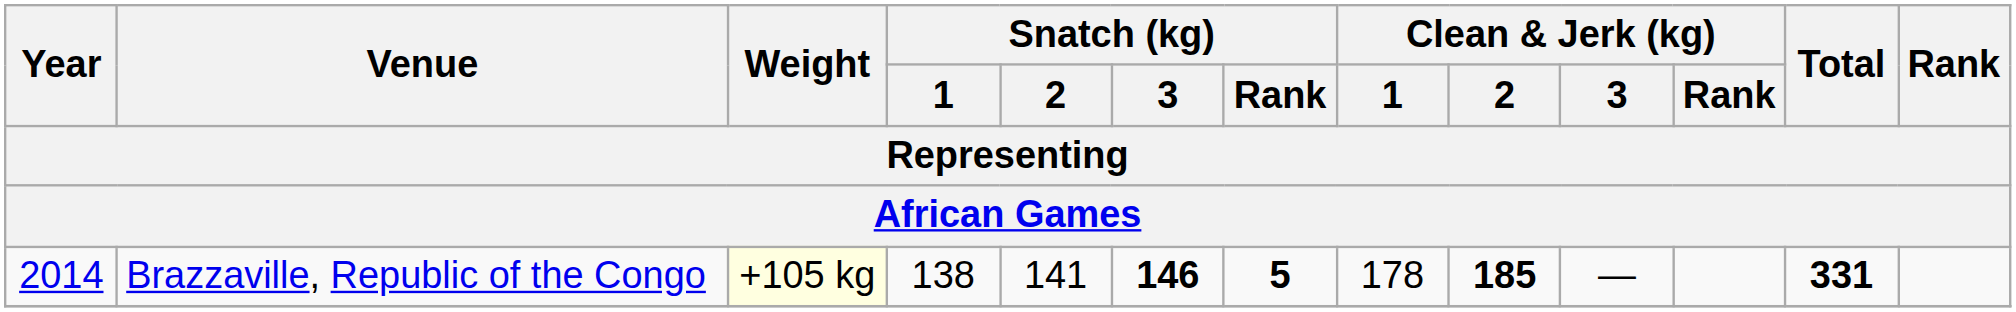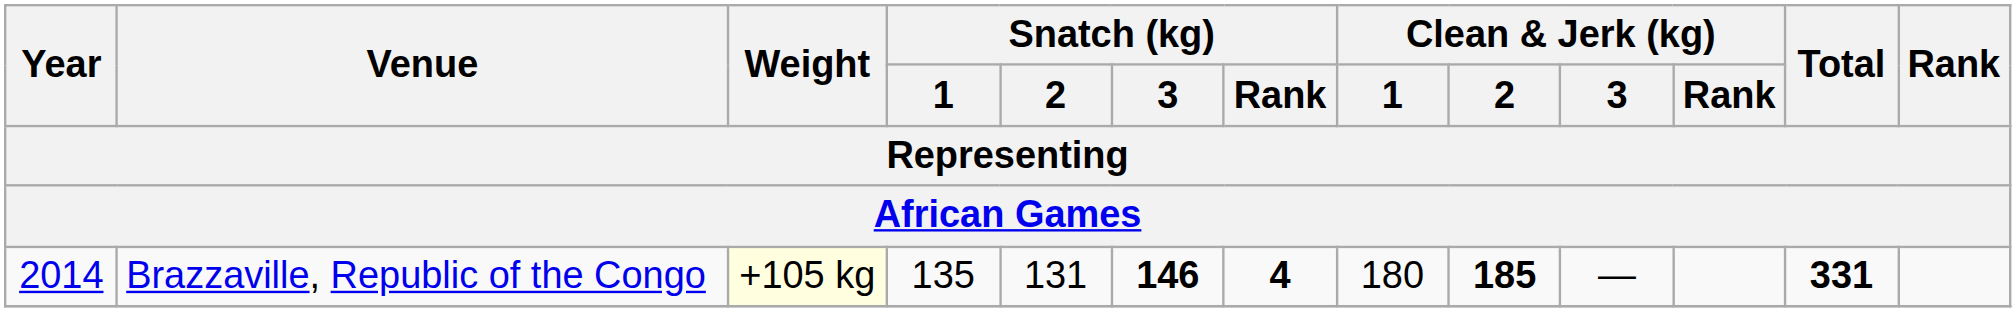(943, 275) 138 -> (943, 275) 135
(1056, 275) 141 -> (1056, 275) 131
(1280, 275) 5 -> (1280, 275) 4
(1392, 275) 178 -> (1392, 275) 180
